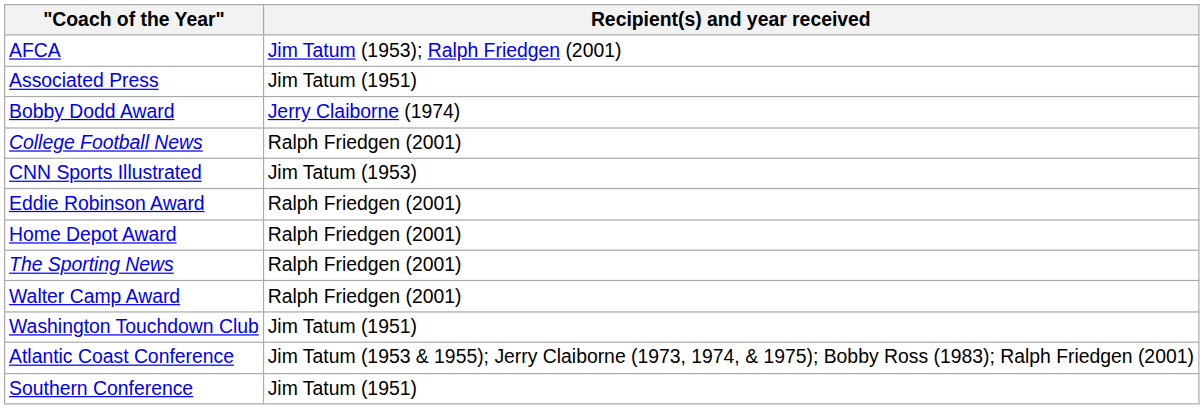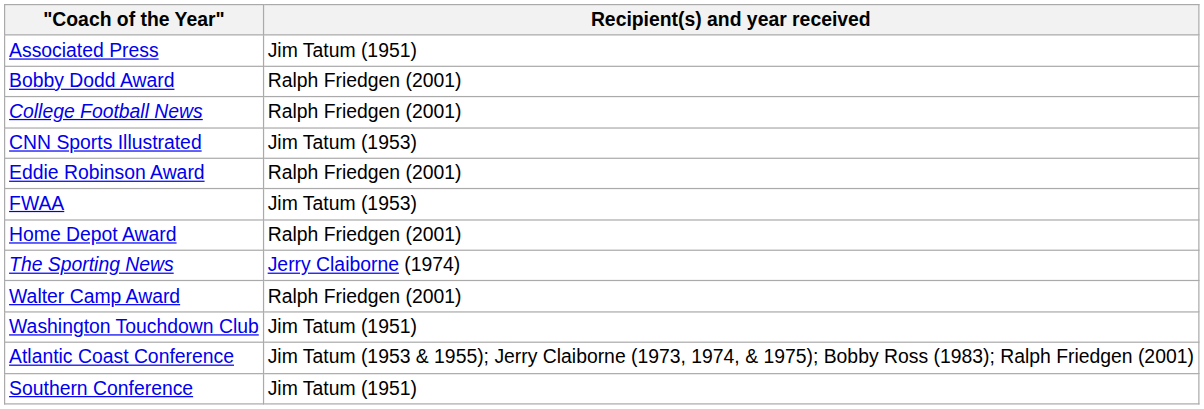- row: (35, 50)
(364, 111) Jerry Claiborne (1974) -> (365, 81) Ralph Friedgen (2001)
+ row: (37, 204)
(365, 265) Ralph Friedgen (2001) -> (364, 265) Jerry Claiborne (1974)
